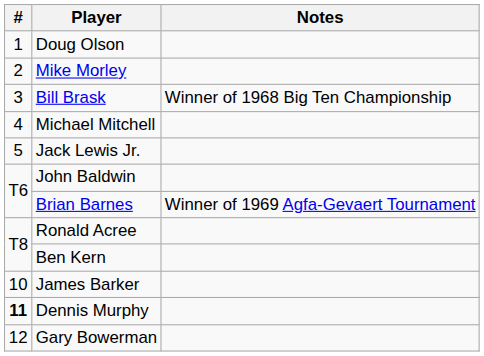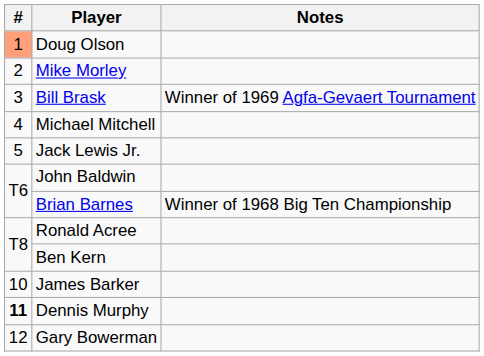(18, 44) no background -> (18, 44) lightsalmon background
(308, 97) Winner of 1968 Big Ten Championship -> (320, 97) Winner of 1969 Agfa-Gevaert Tournament
(320, 204) Winner of 1969 Agfa-Gevaert Tournament -> (308, 204) Winner of 1968 Big Ten Championship
